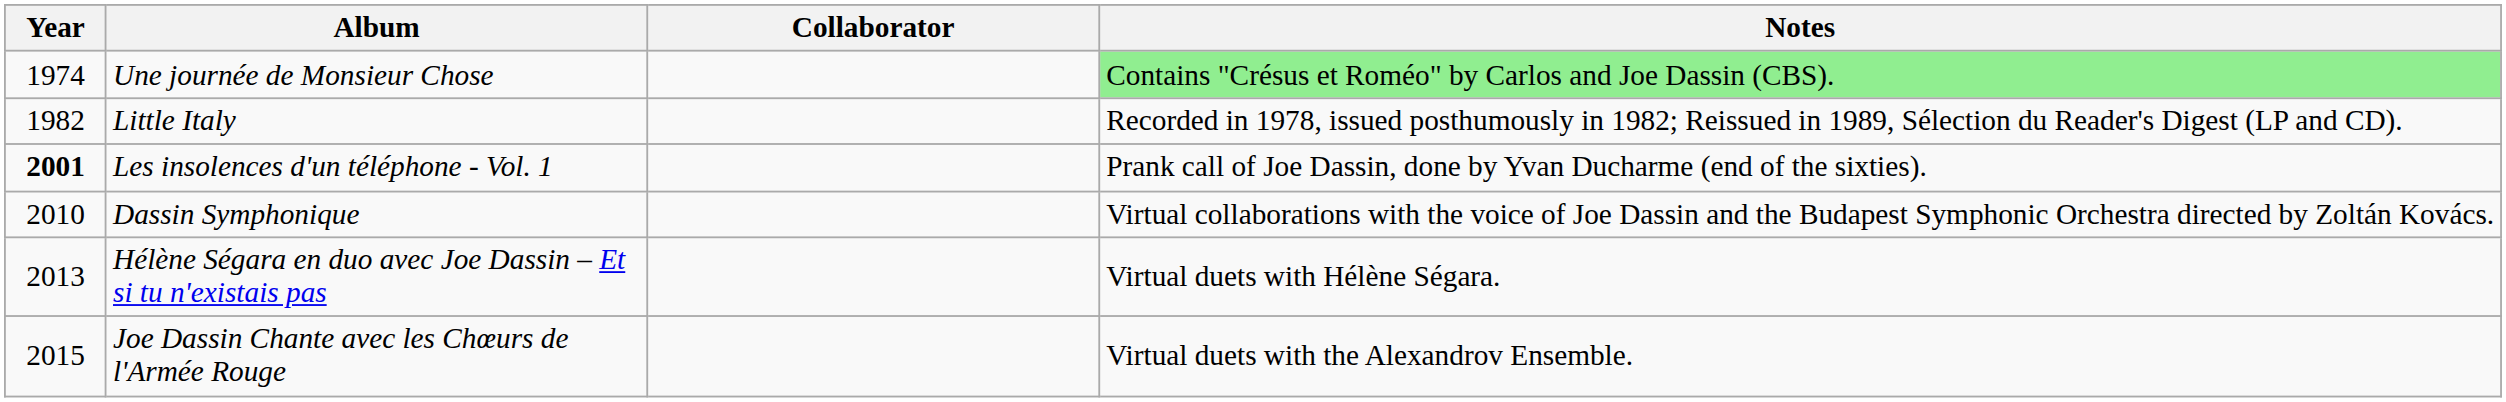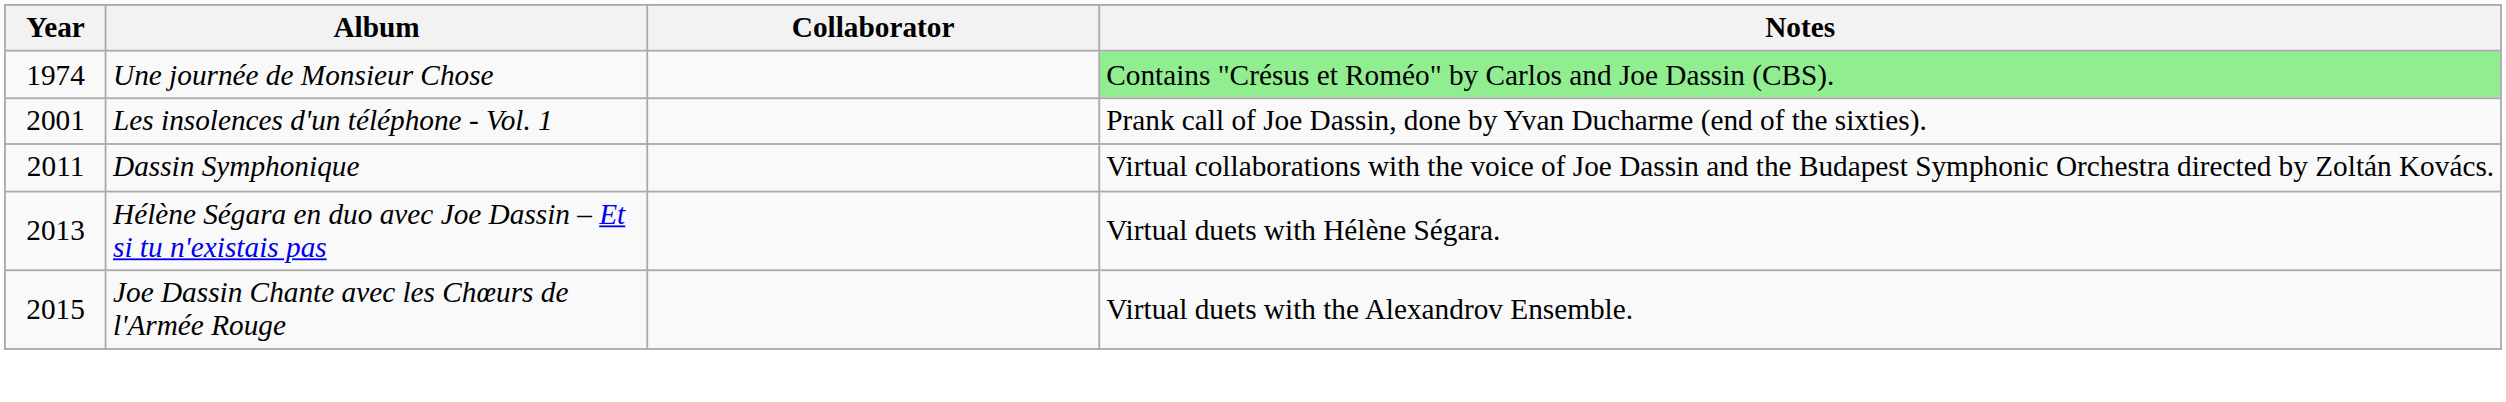- row: (174, 120)
(56, 167) bold -> (56, 120) normal
(56, 213) 2010 -> (56, 167) 2011
